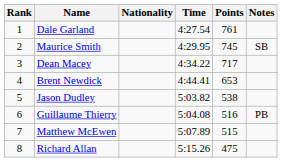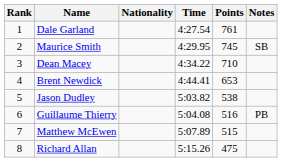(229, 64) 717 -> (229, 64) 710
